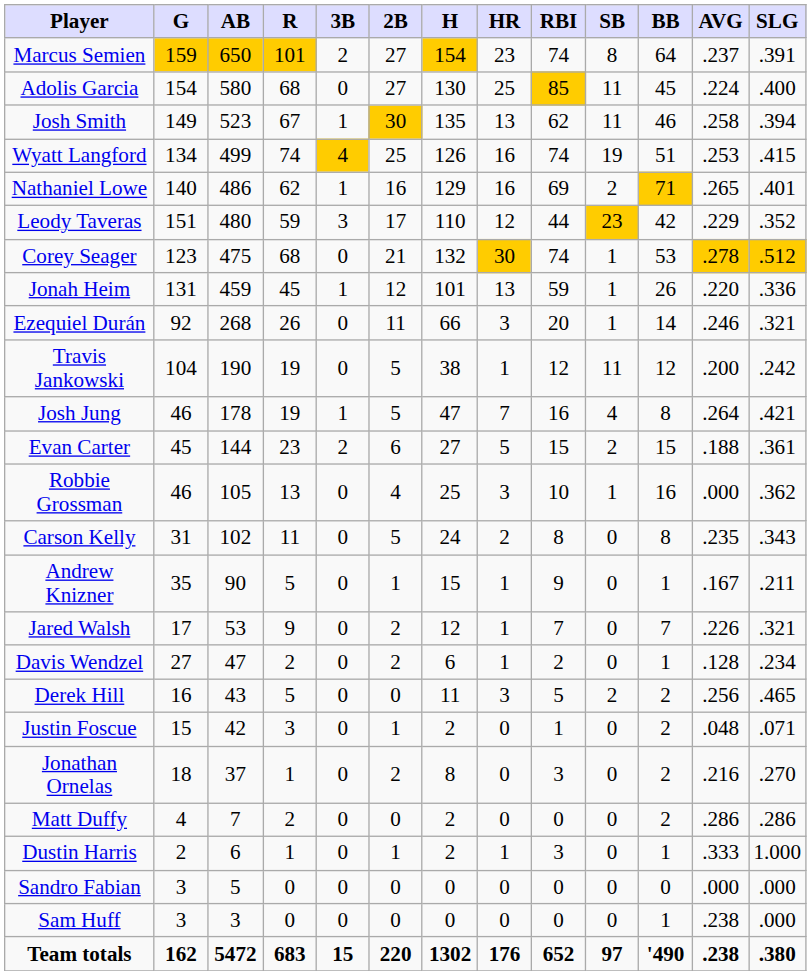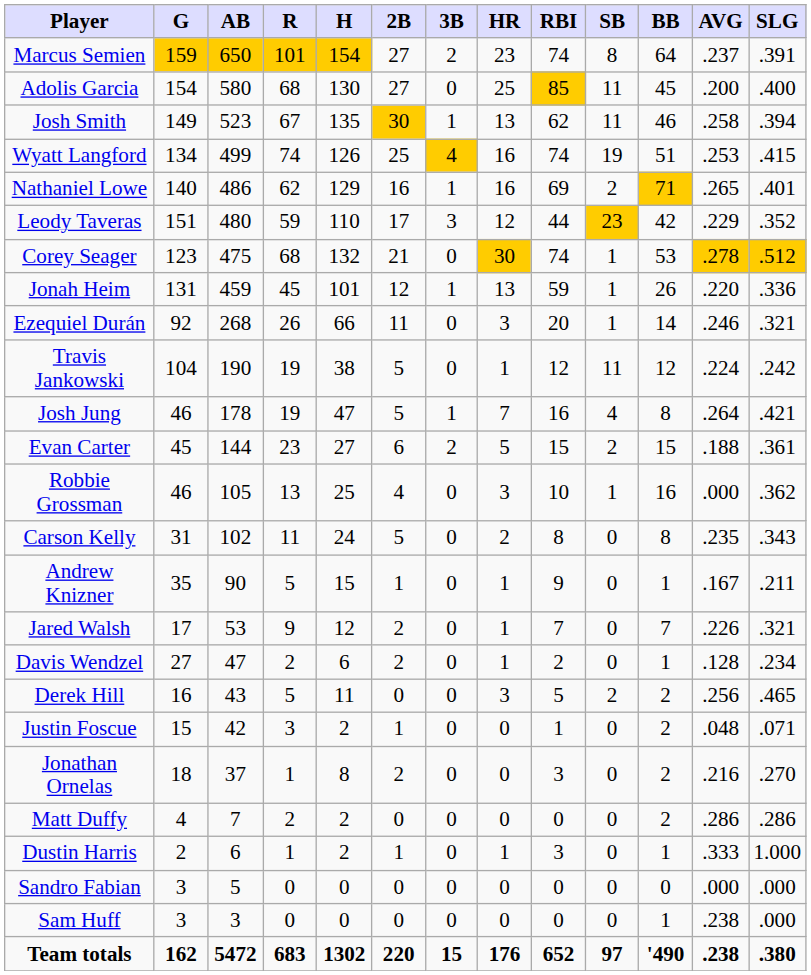columns swapped: (450, 21) <-> (343, 21)
(721, 88) .224 -> (721, 88) .200
(721, 368) .200 -> (721, 368) .224
